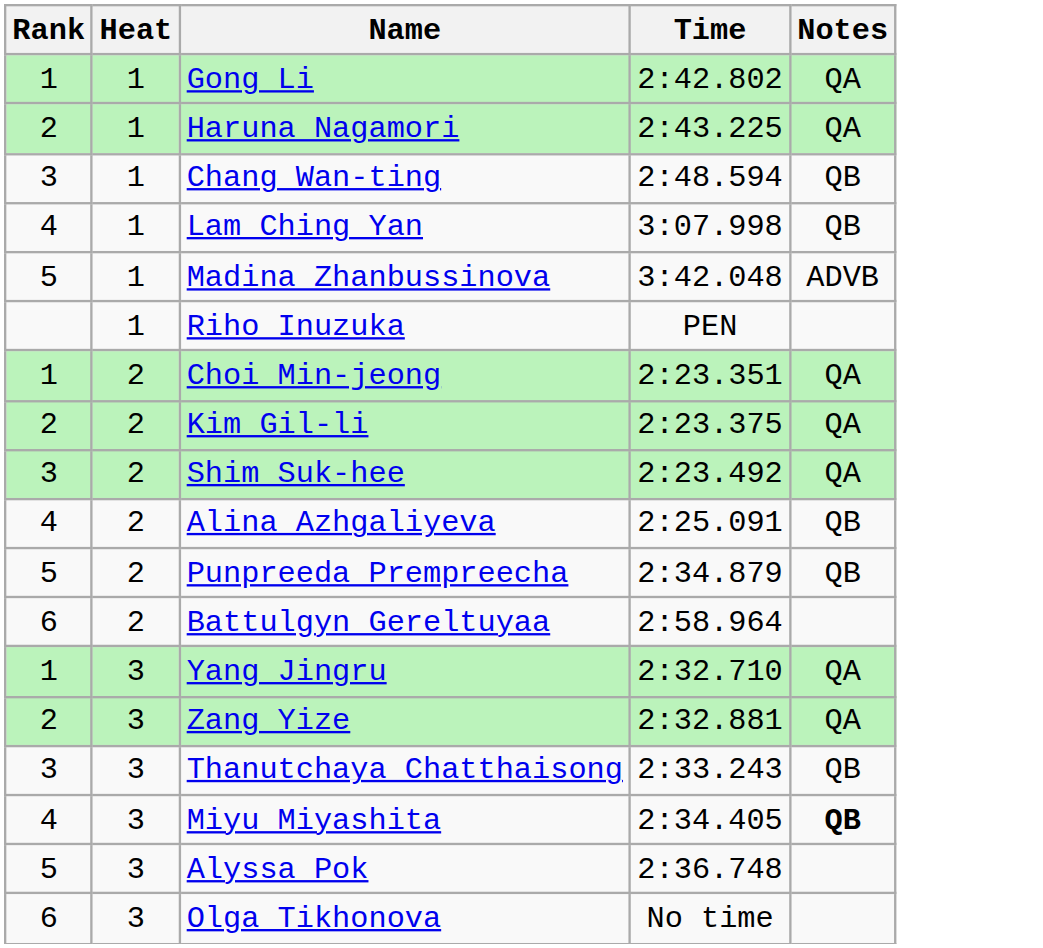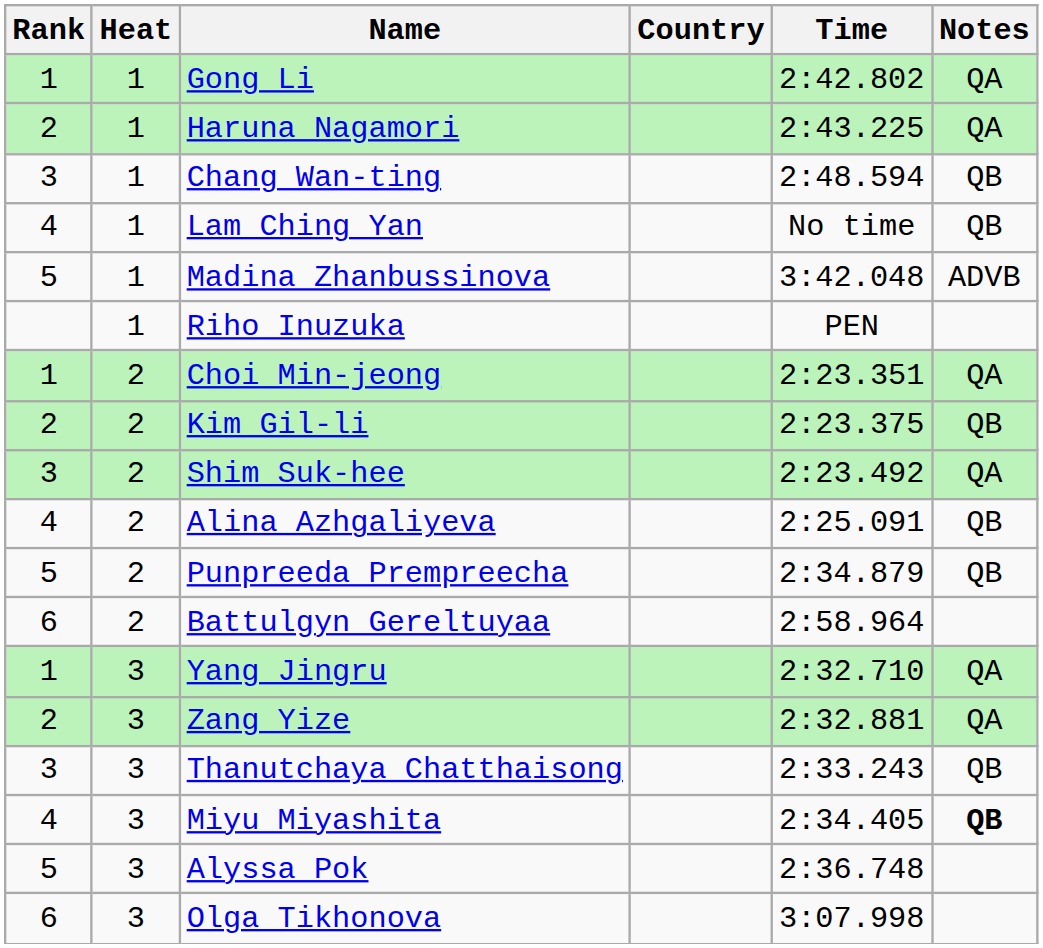+ column: (701, 30)
(710, 227) 3:07.998 -> (852, 227) No time
(843, 425) QA -> (984, 425) QB
(710, 918) No time -> (852, 918) 3:07.998
